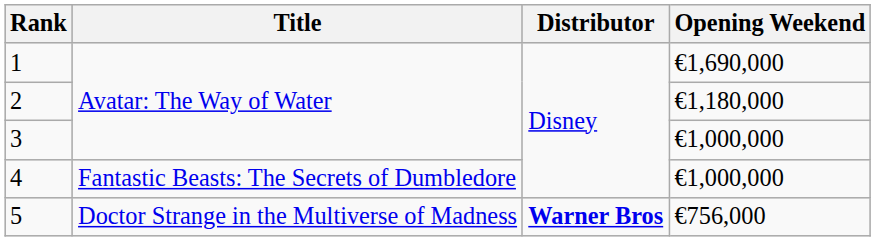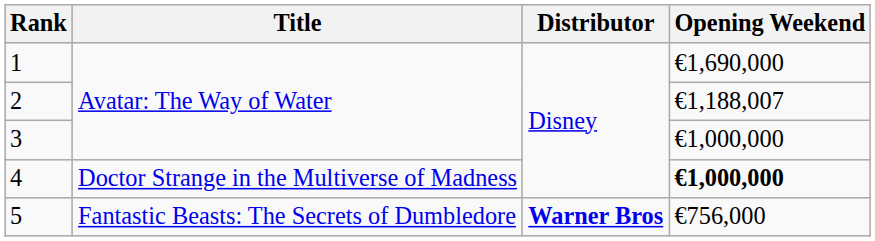(729, 100) €1,180,000 -> (729, 100) €1,188,007
(297, 178) Fantastic Beasts: The Secrets of Dumbledore -> (298, 178) Doctor Strange in the Multiverse of Madness
(729, 178) normal -> (729, 178) bold
(298, 216) Doctor Strange in the Multiverse of Madness -> (297, 216) Fantastic Beasts: The Secrets of Dumbledore
